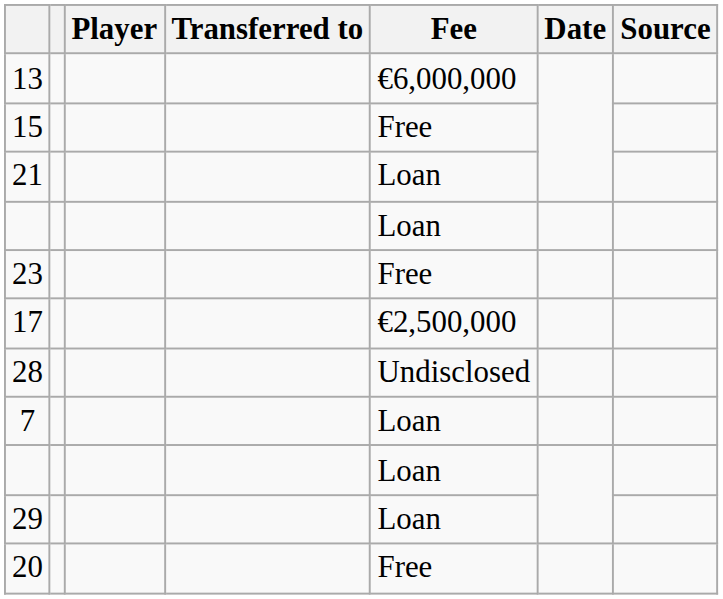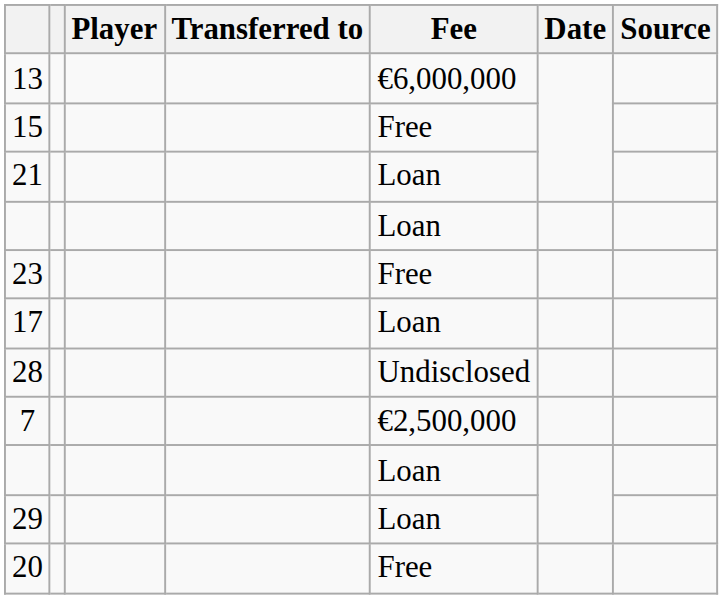(447, 322) €2,500,000 -> (409, 322) Loan
(409, 420) Loan -> (447, 420) €2,500,000
